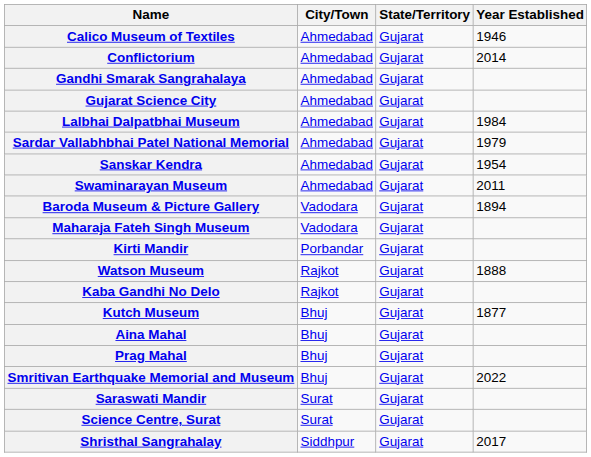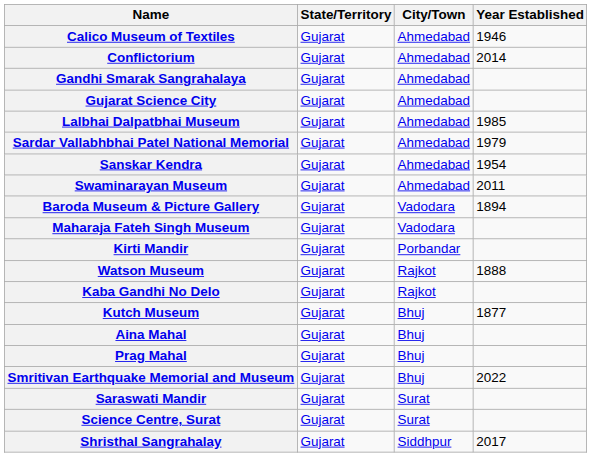columns swapped: (337, 15) <-> (425, 15)
(491, 121) 1984 -> (491, 121) 1985
